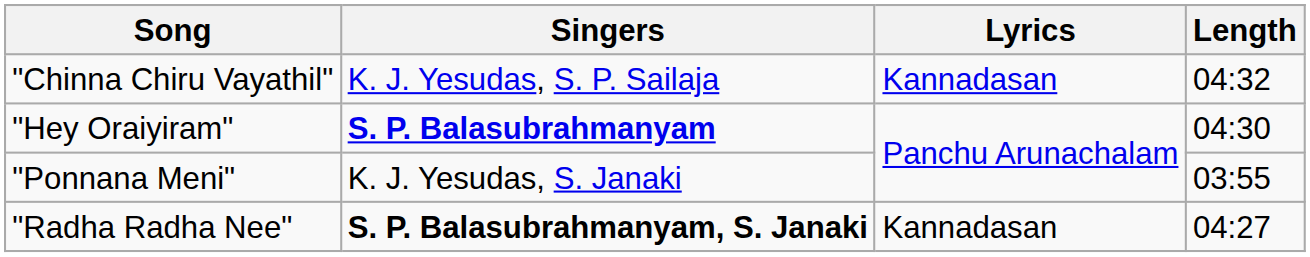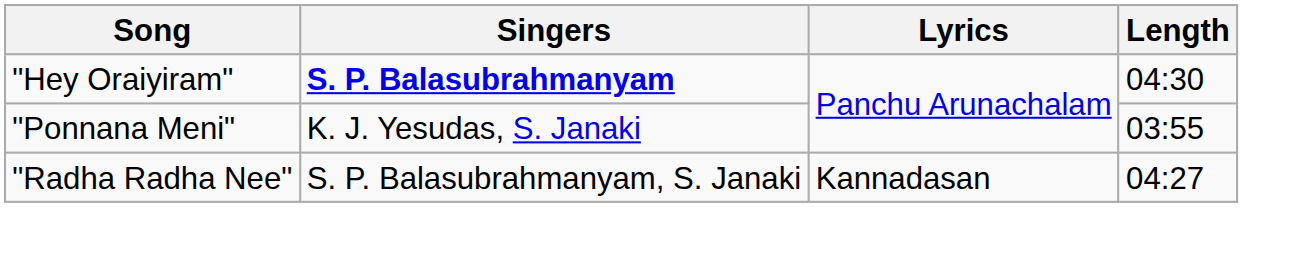- row: (173, 79)
(608, 227) bold -> (554, 178) normal
